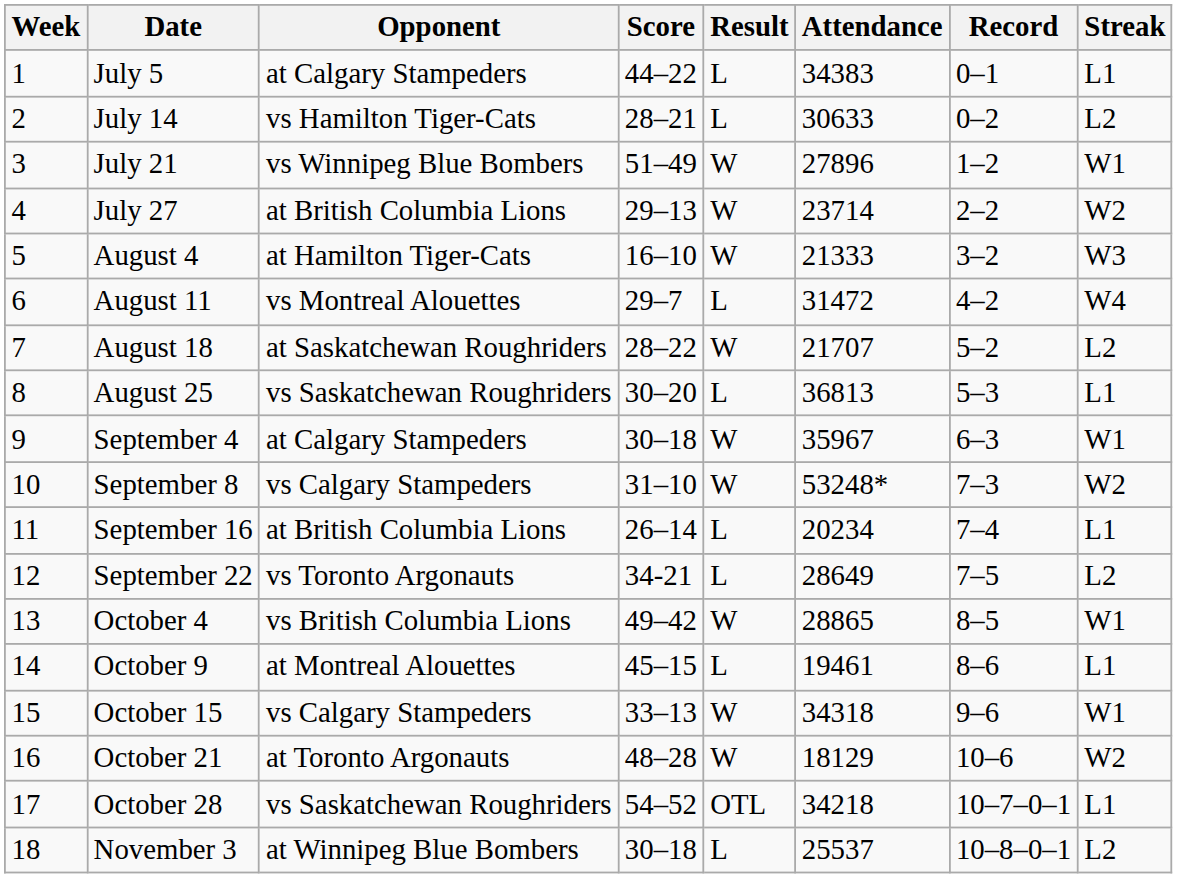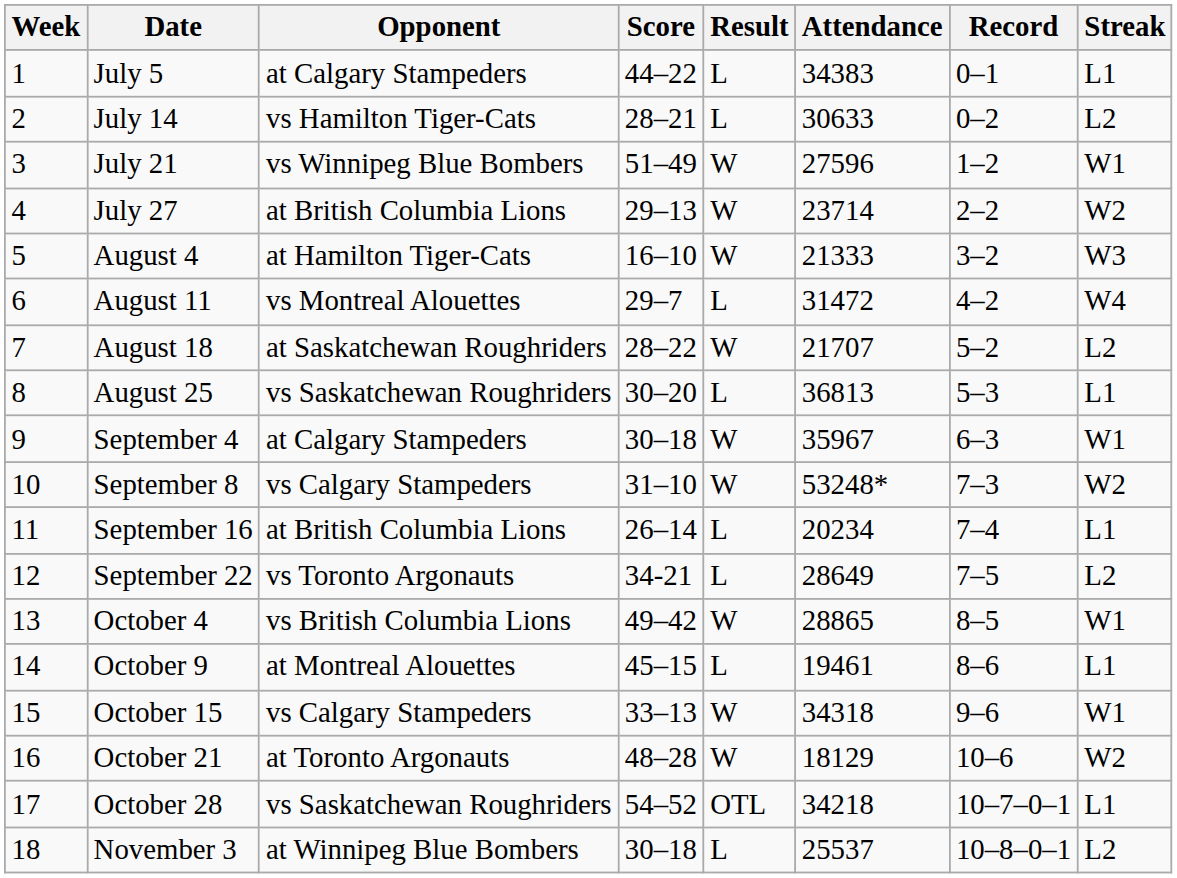(838, 164) 27896 -> (838, 164) 27596
